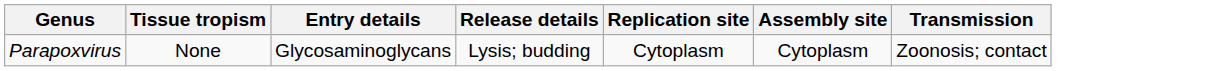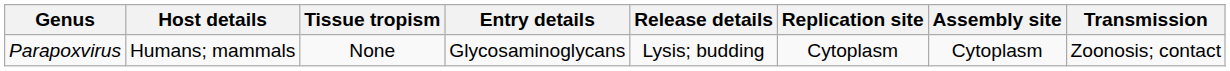+ column: (213, 19)
